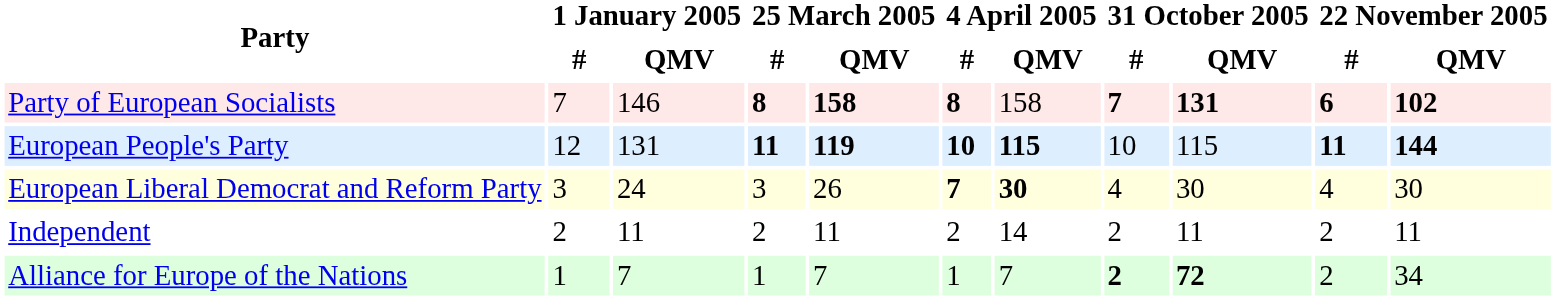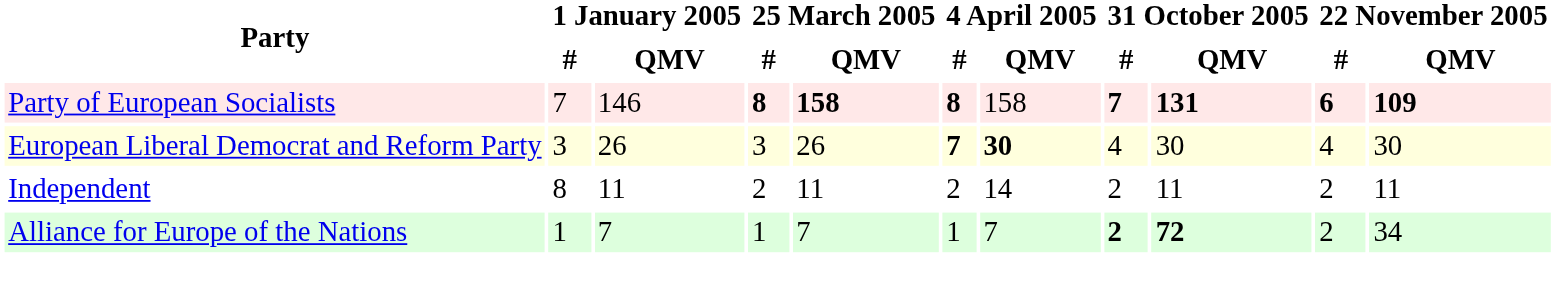(1416, 102) 102 -> (1395, 102) 109
- row: (148, 145)
(631, 188) 24 -> (612, 145) 26
(560, 231) 2 -> (560, 188) 8
